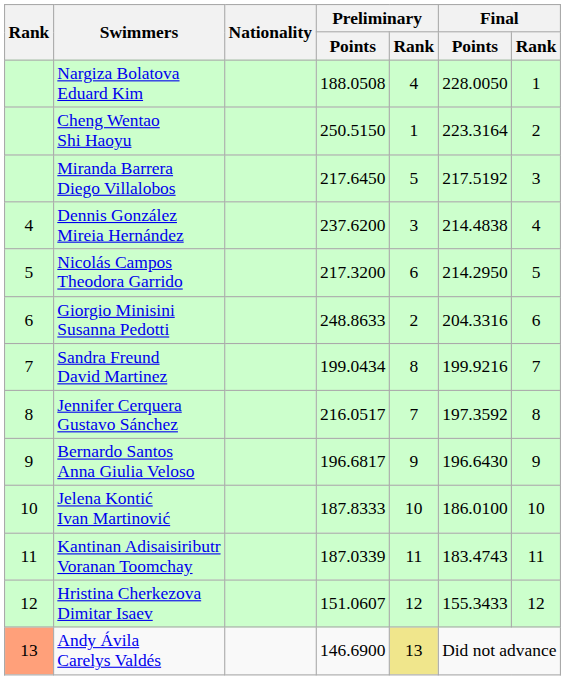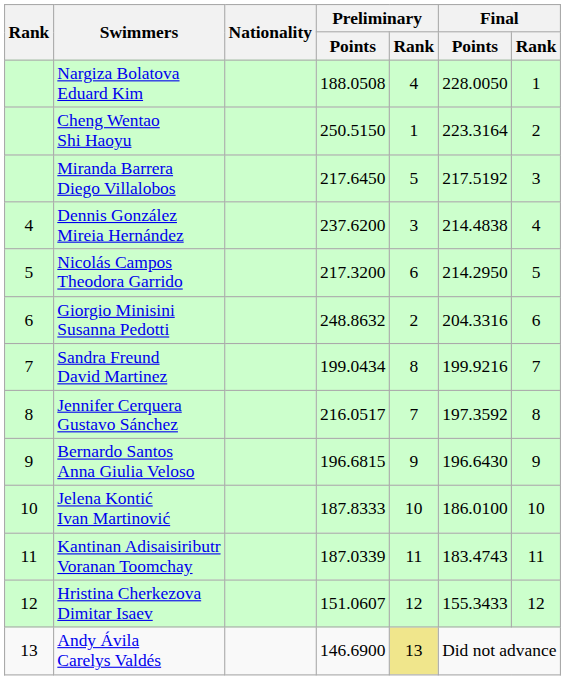(353, 319) 248.8633 -> (353, 319) 248.8632
(353, 461) 196.6817 -> (353, 461) 196.6815
(29, 650) lightsalmon background -> (29, 650) no background
